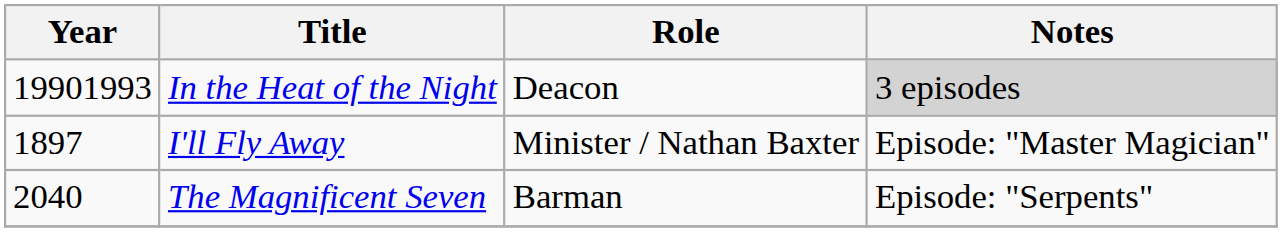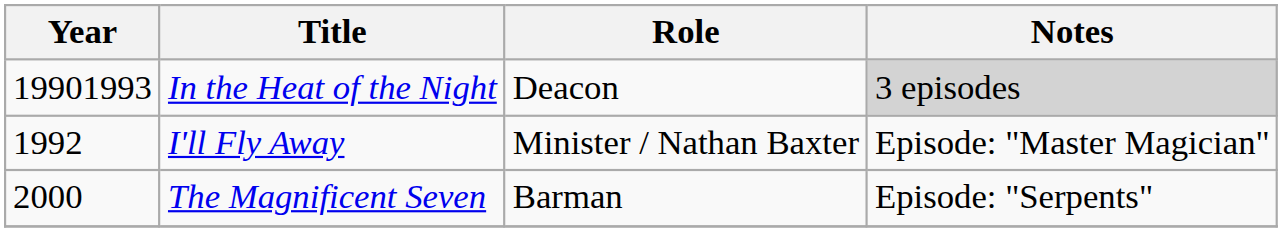(48, 142) 1897 -> (48, 142) 1992
(48, 197) 2040 -> (48, 197) 2000
